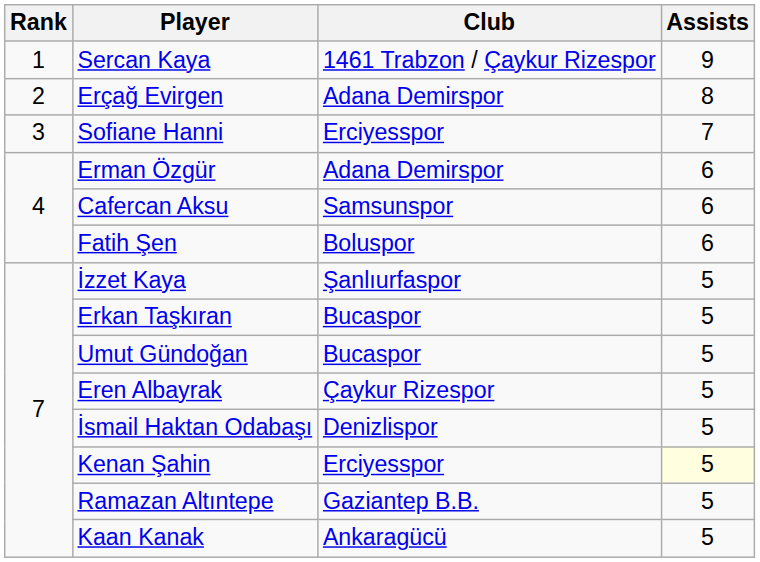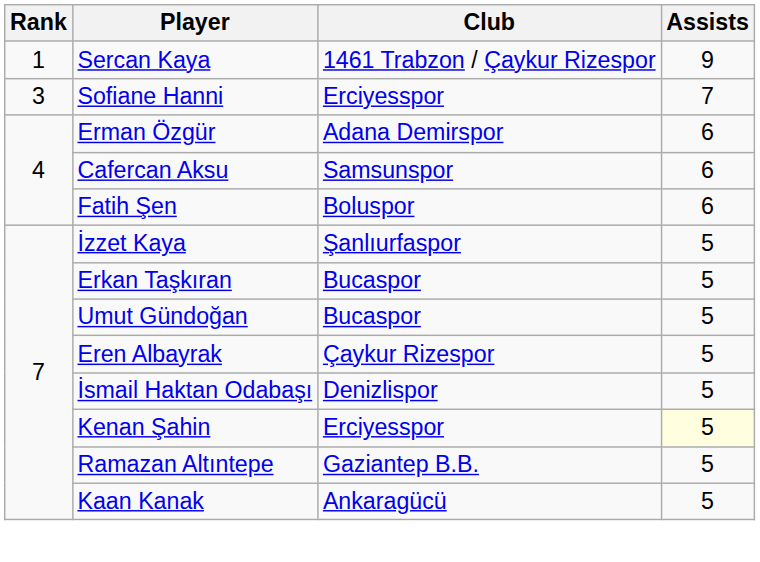- row: (150, 96)
